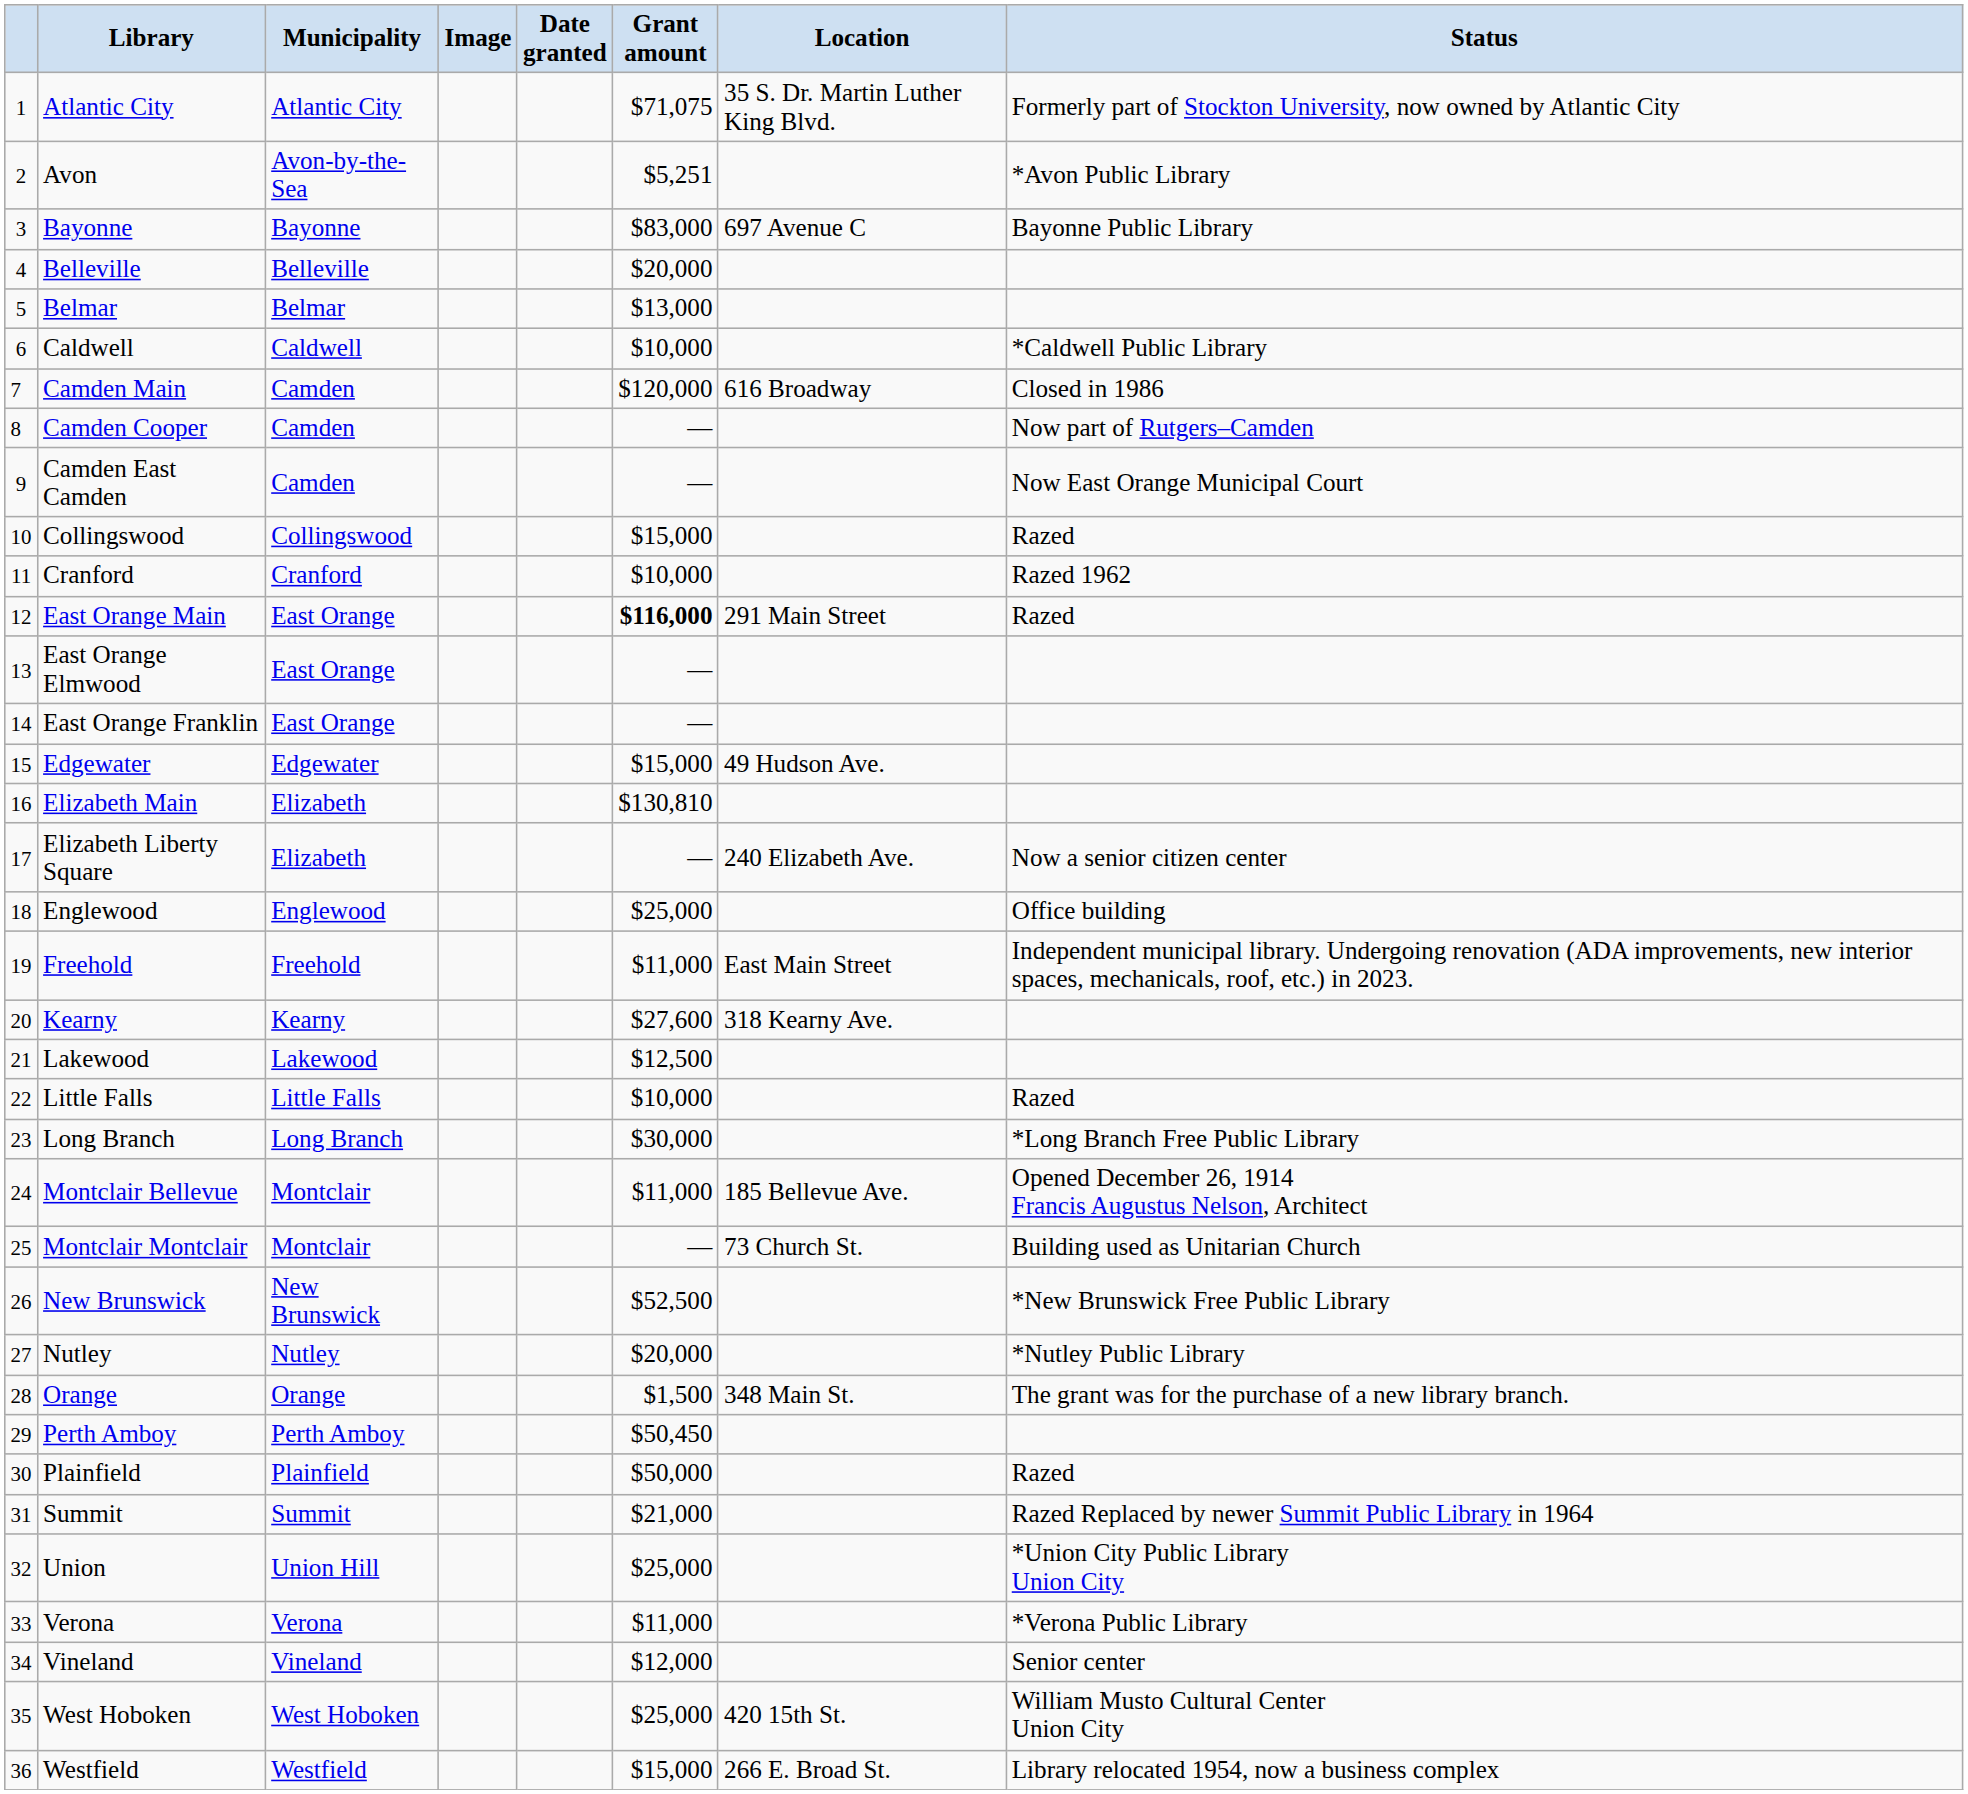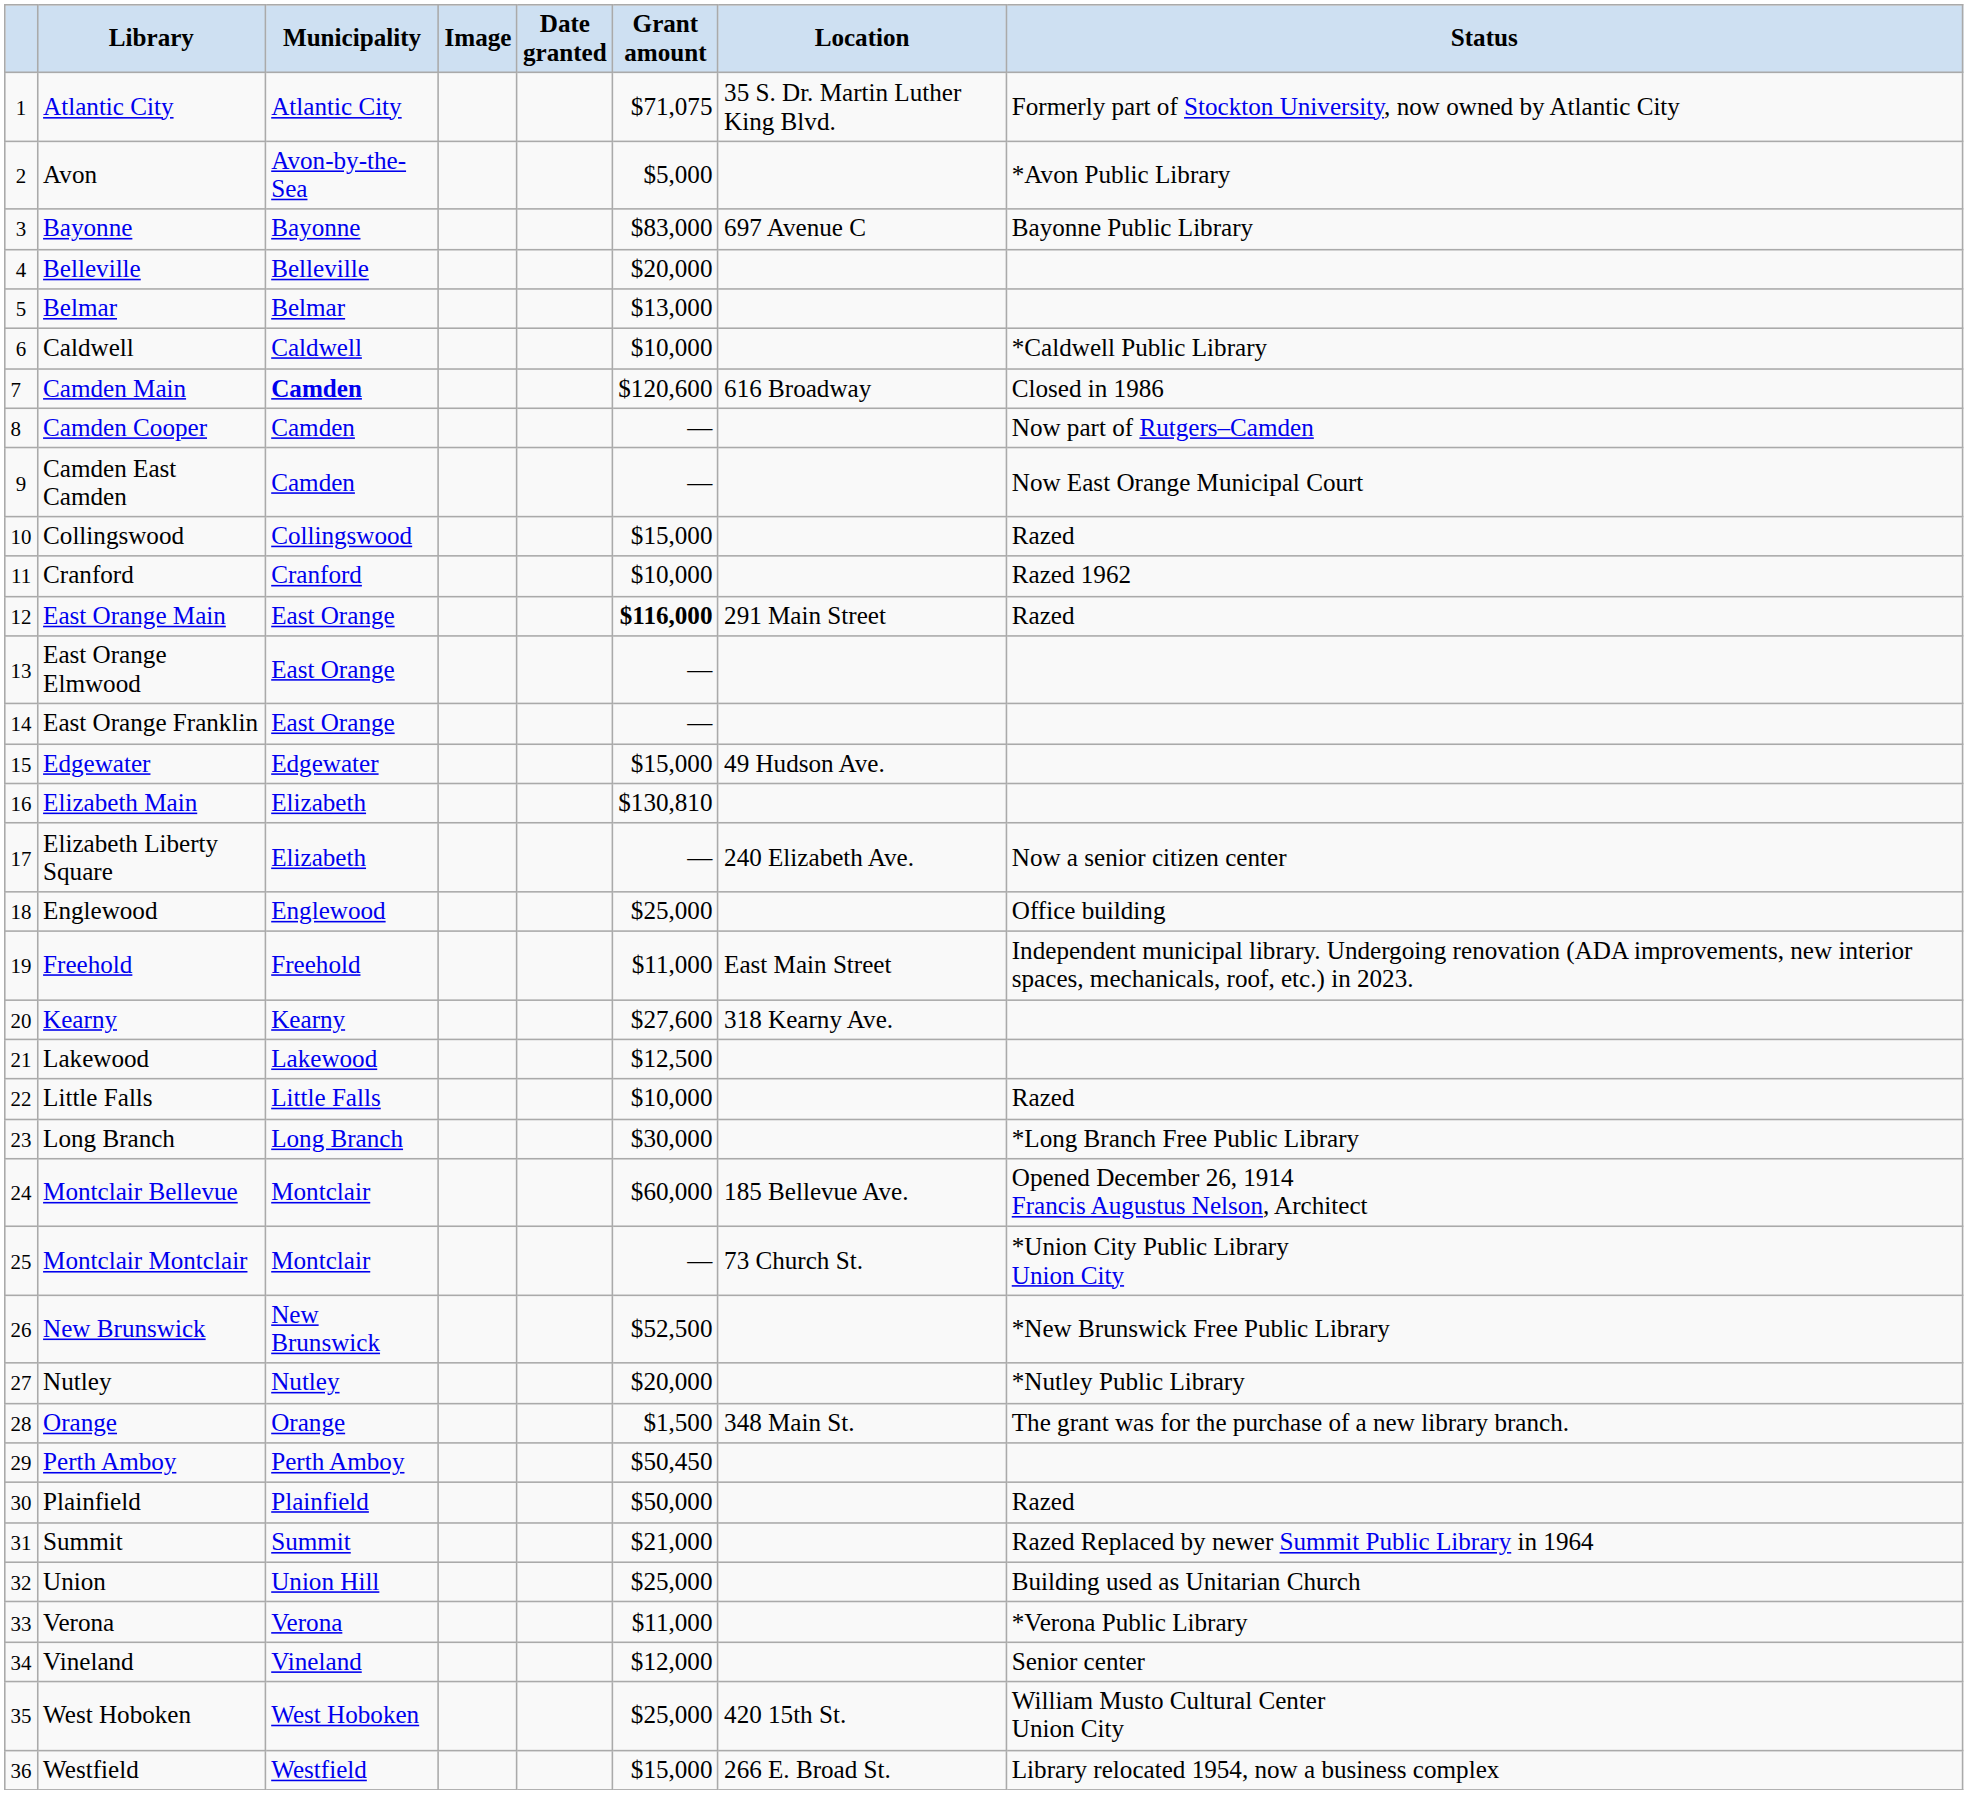(678, 174) $5,251 -> (678, 174) $5,000
(313, 388) normal -> (317, 388) bold
(665, 388) $120,000 -> (665, 388) $120,600
(672, 1192) $11,000 -> (672, 1192) $60,000
(1186, 1246) Building used as Unitarian Church -> (1150, 1260) *Union City Public Library Union City
(1150, 1567) *Union City Public Library Union City -> (1186, 1581) Building used as Unitarian Church
